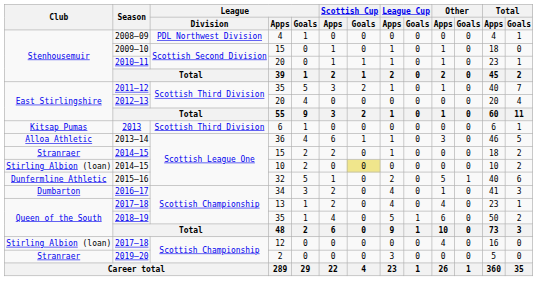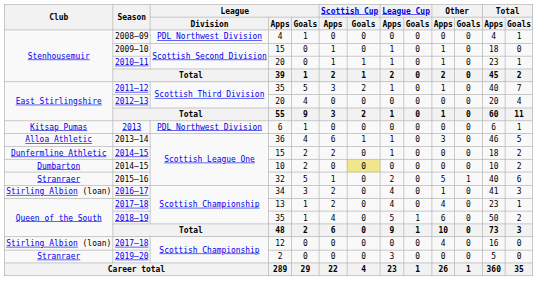(209, 127) Scottish Third Division -> (210, 127) PDL Northwest Division
(59, 153) Stranraer -> (59, 153) Dunfermline Athletic
(59, 166) Stirling Albion (loan) -> (59, 166) Dumbarton
(59, 179) Dunfermline Athletic -> (59, 179) Stranraer
(59, 192) Dumbarton -> (59, 192) Stirling Albion (loan)
